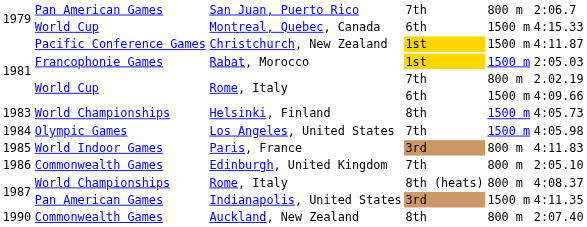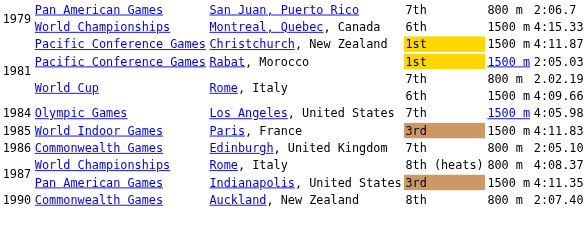(67, 27) World Cup -> (103, 27) World Championships
(99, 61) Francophonie Games -> (120, 61) Pacific Conference Games
- row: (270, 113)
(505, 148) 800 m -> (509, 131) 1500 m
